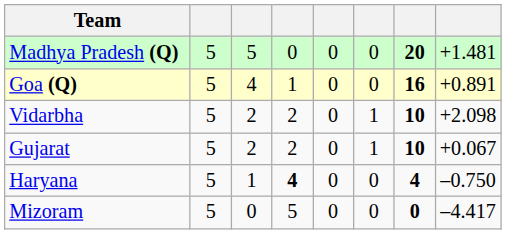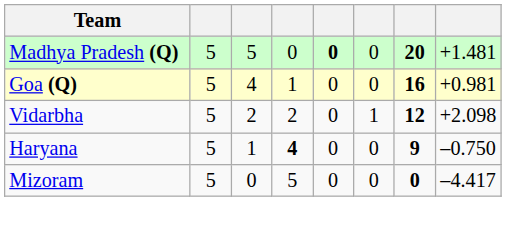(333, 52) normal -> (333, 52) bold
(468, 84) +0.891 -> (468, 84) +0.981
(415, 116) 10 -> (415, 116) 12
- row: (40, 148)
(415, 180) 4 -> (415, 148) 9
